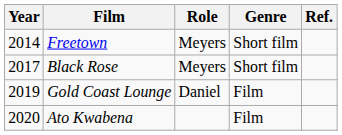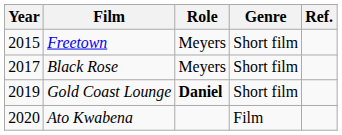(24, 42) 2014 -> (24, 42) 2015
(200, 92) normal -> (201, 92) bold
(248, 92) Film -> (266, 92) Short film
